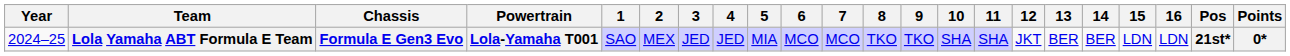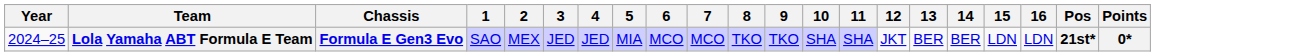- column: (534, 16)
